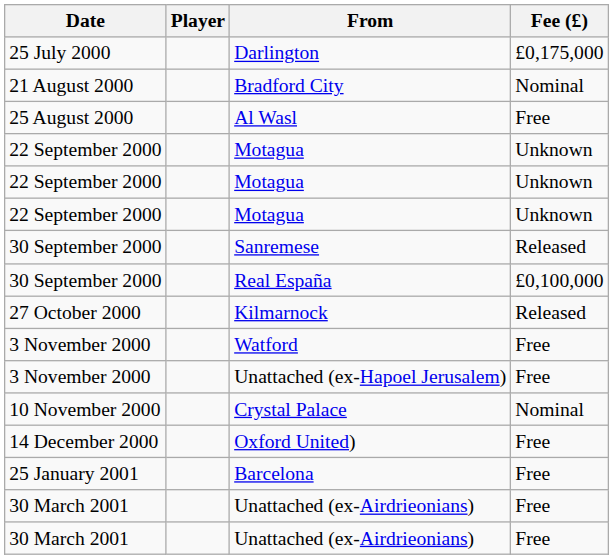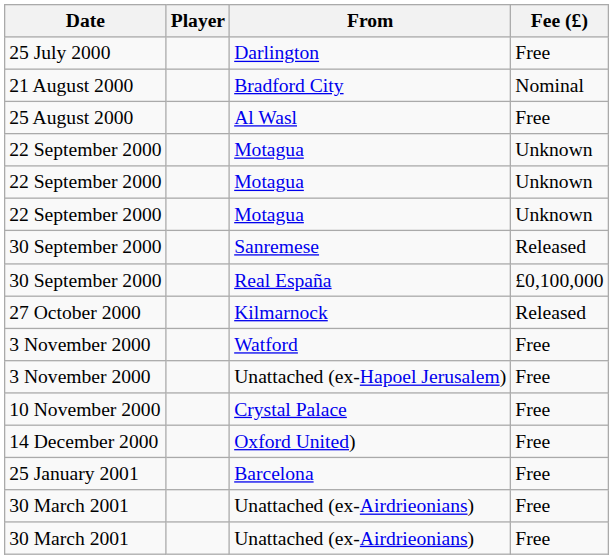(559, 53) £0,175,000 -> (533, 53) Free
(550, 408) Nominal -> (533, 408) Free
